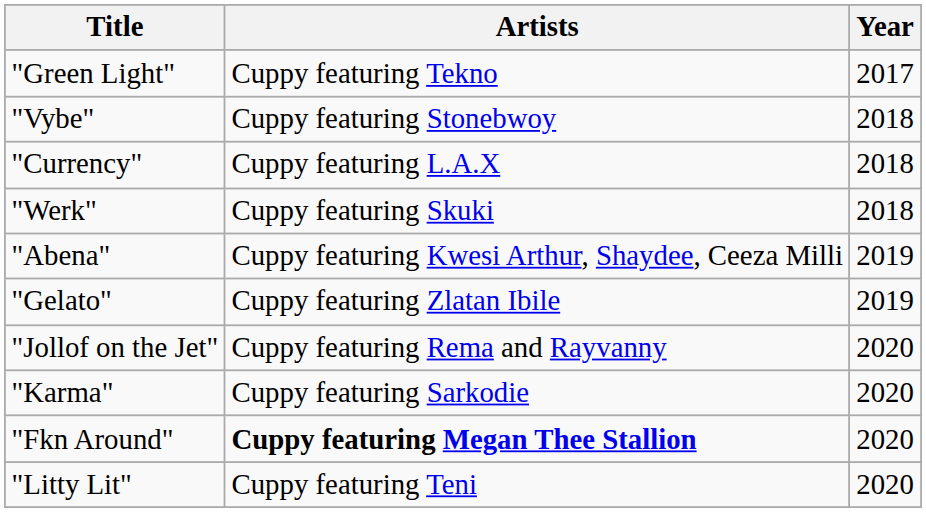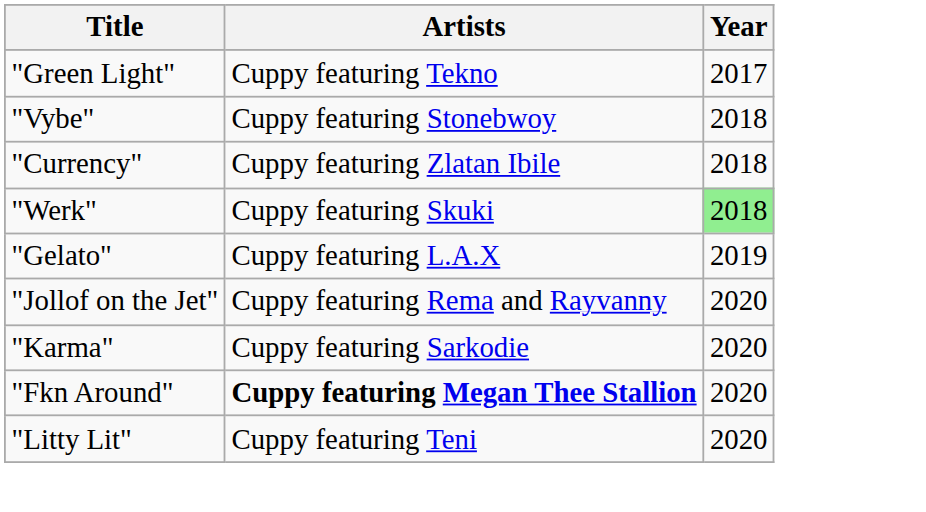(366, 164) Cuppy featuring L.A.X -> (396, 164) Cuppy featuring Zlatan Ibile
(885, 210) no background -> (739, 210) lightgreen background
- row: (61, 255)
(396, 301) Cuppy featuring Zlatan Ibile -> (366, 255) Cuppy featuring L.A.X
